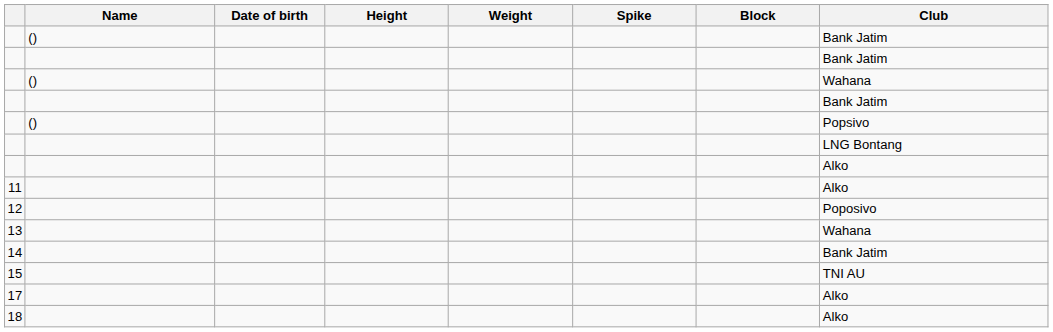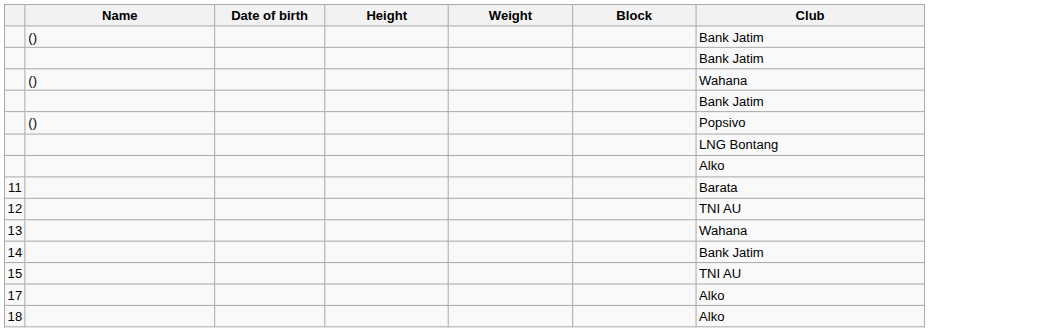- column: (634, 15)
(836, 187) Alko -> (718, 187) Barata
(850, 209) Poposivo -> (720, 209) TNI AU
